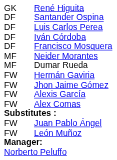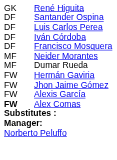(11, 104) normal -> (11, 104) bold
- row: (68, 123)
- row: (58, 133)
